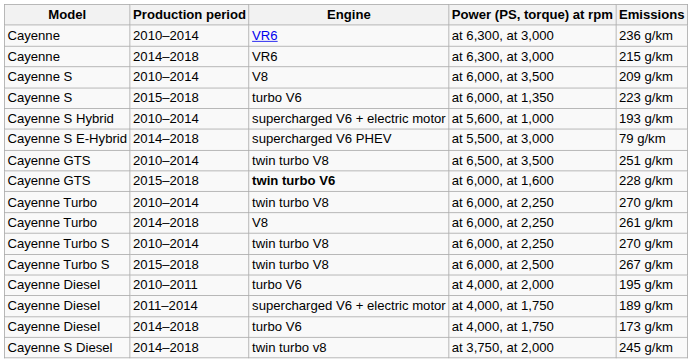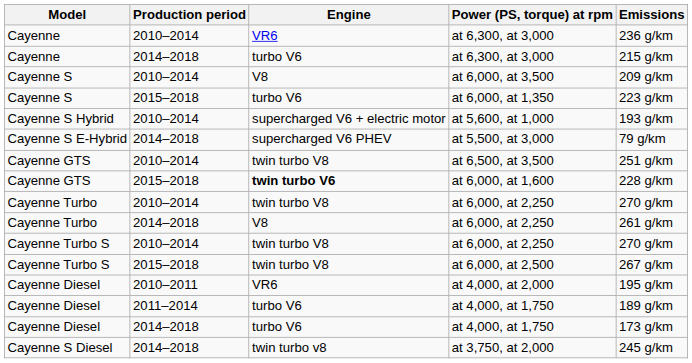(265, 56) VR6 -> (277, 56) turbo V6
(277, 285) turbo V6 -> (265, 285) VR6
(349, 306) supercharged V6 + electric motor -> (277, 306) turbo V6
